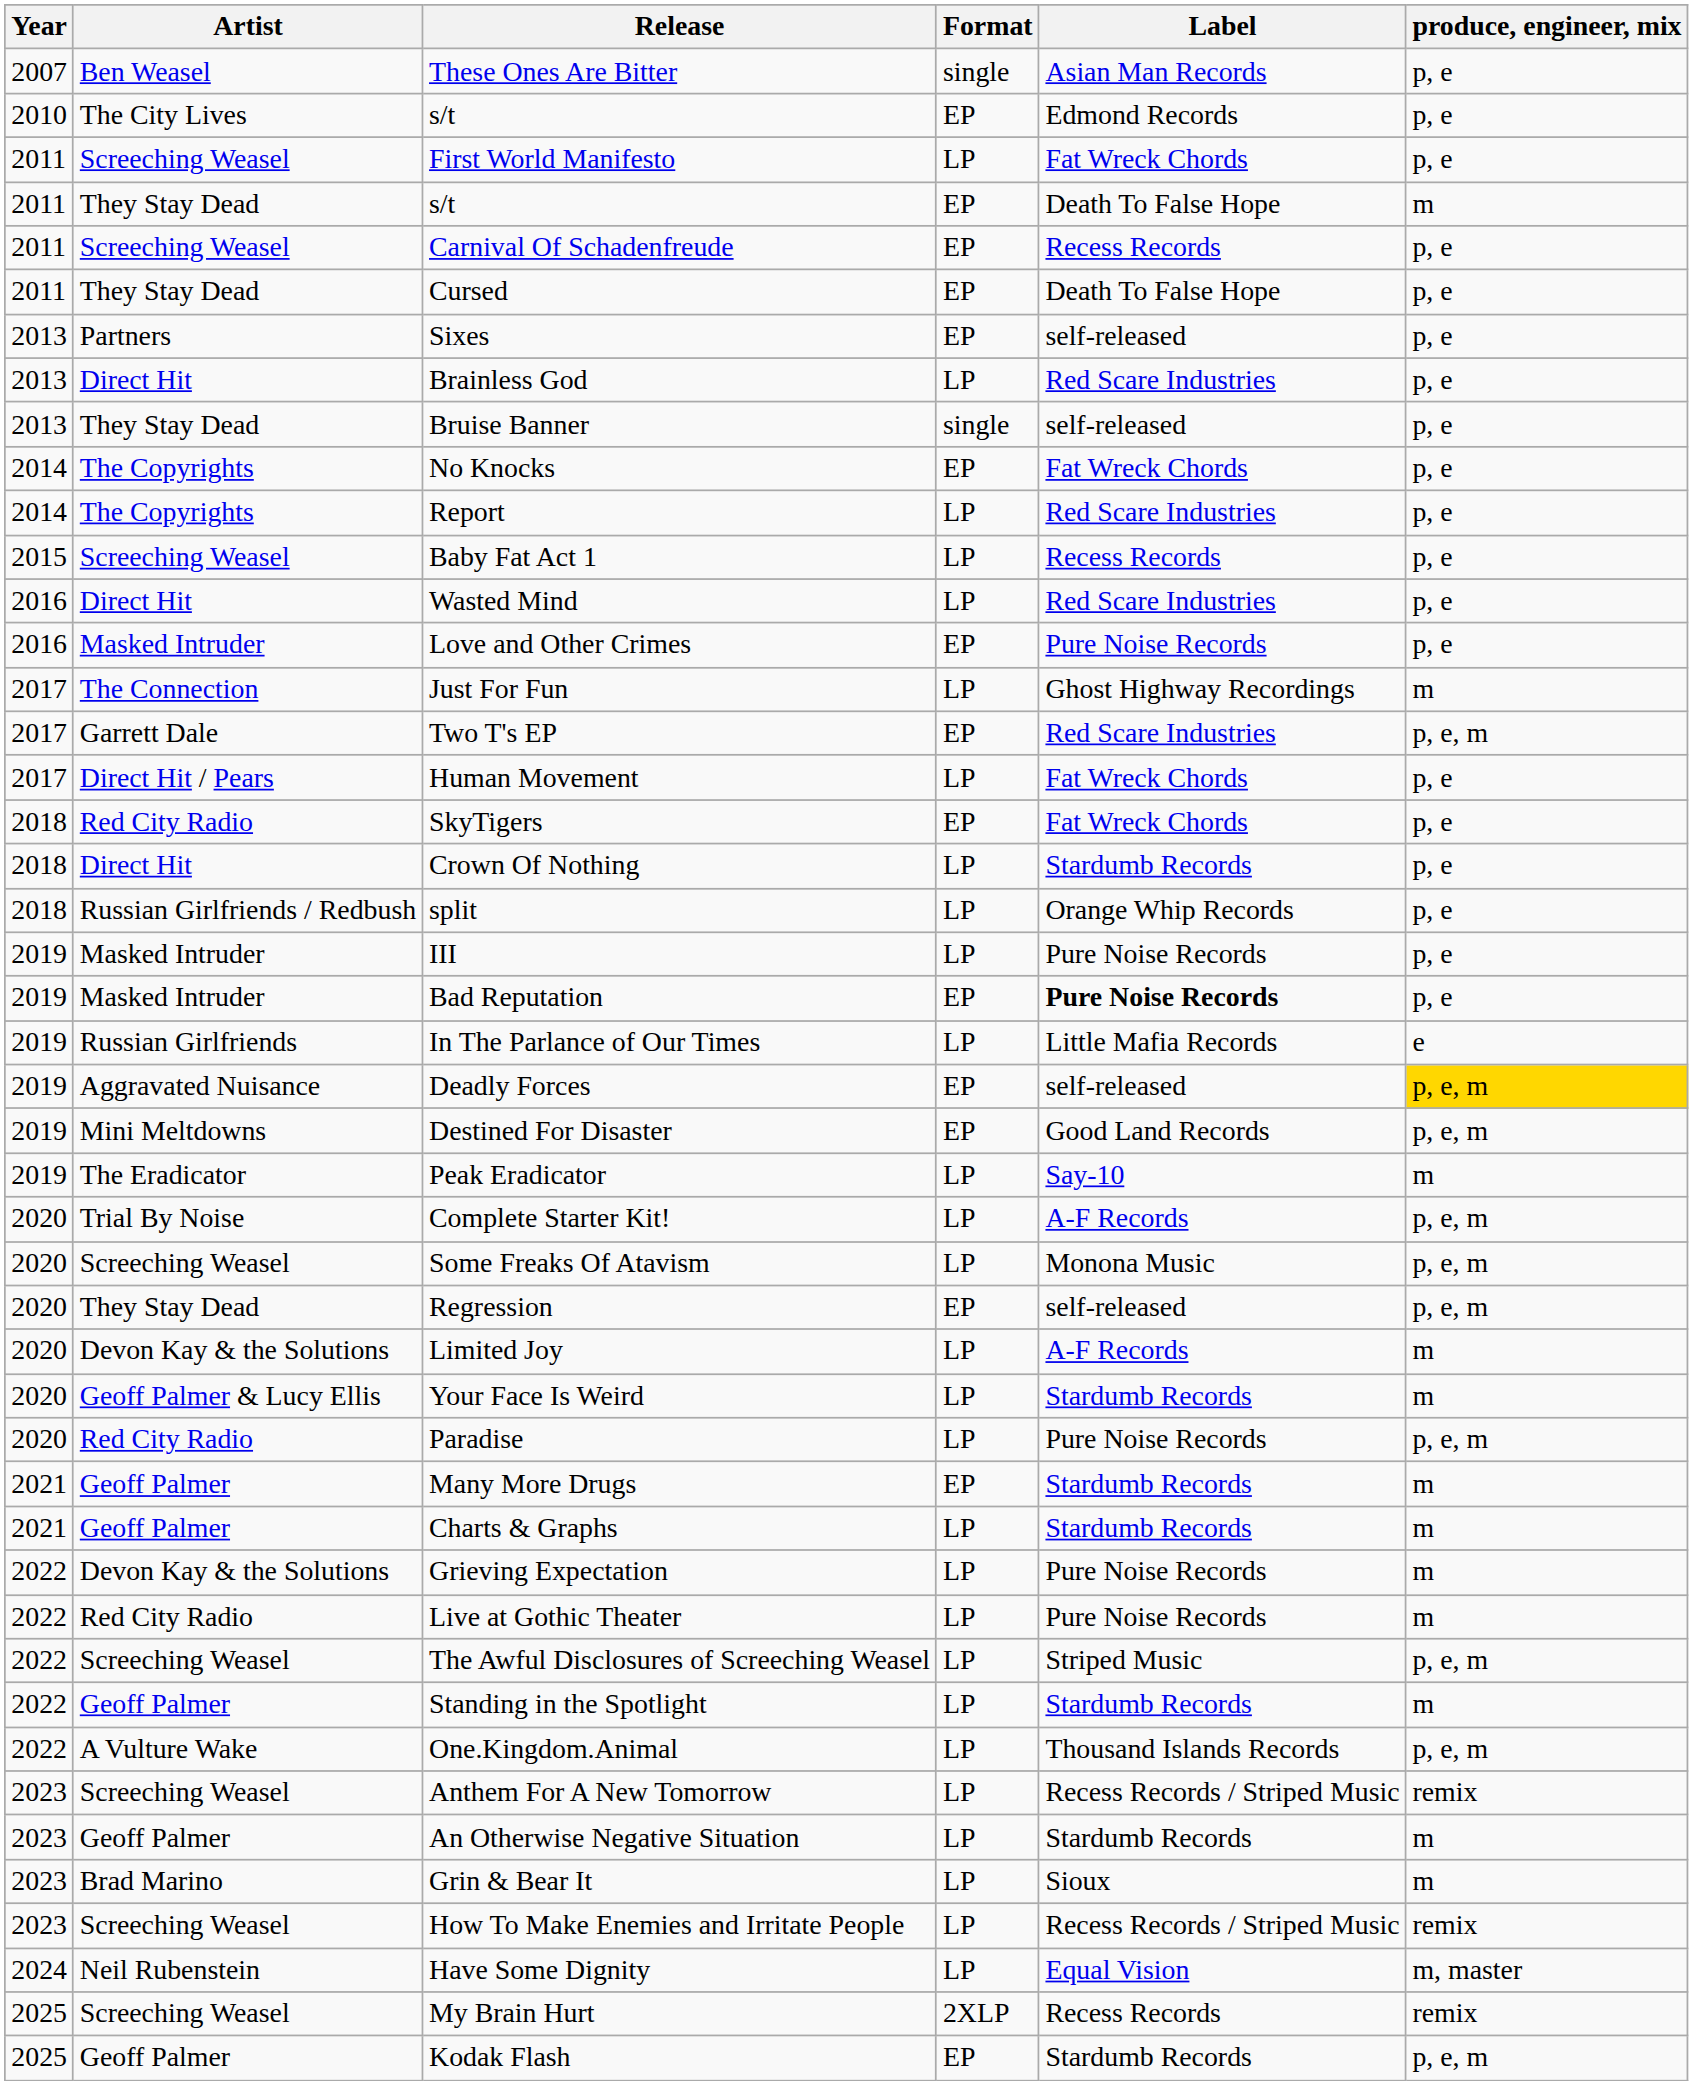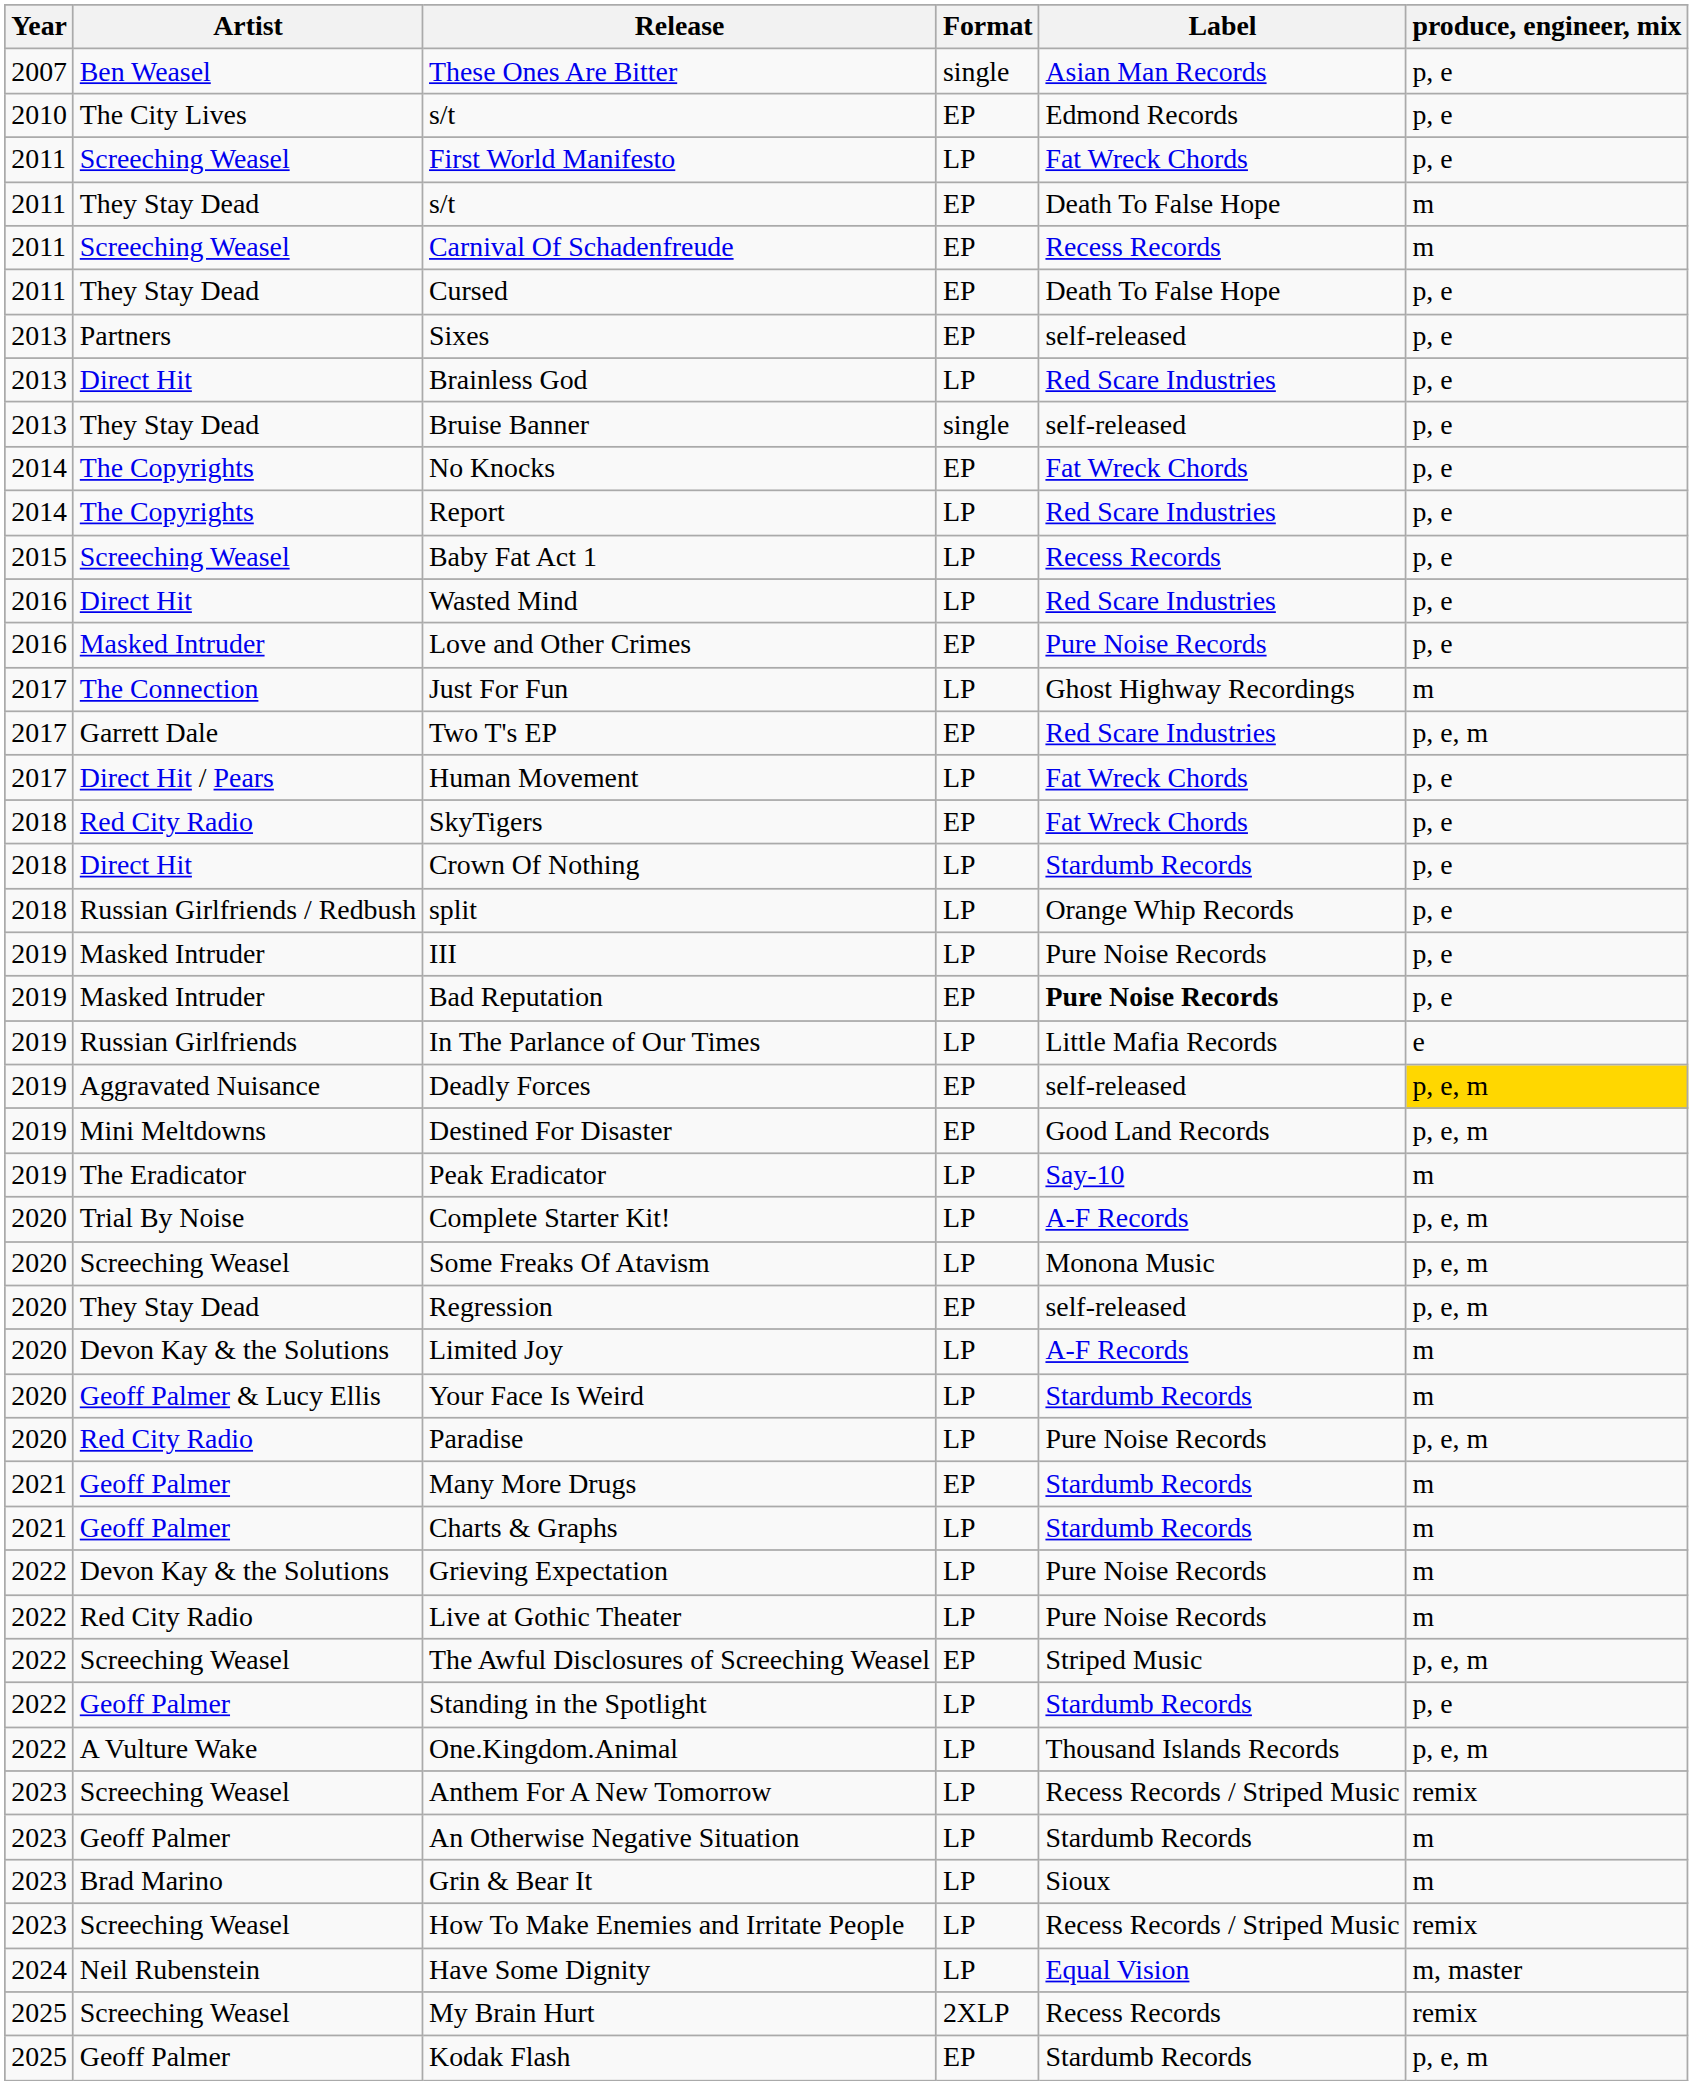(1433, 247) p, e -> (1423, 247) m
(959, 1660) LP -> (959, 1660) EP
(1423, 1704) m -> (1433, 1704) p, e
